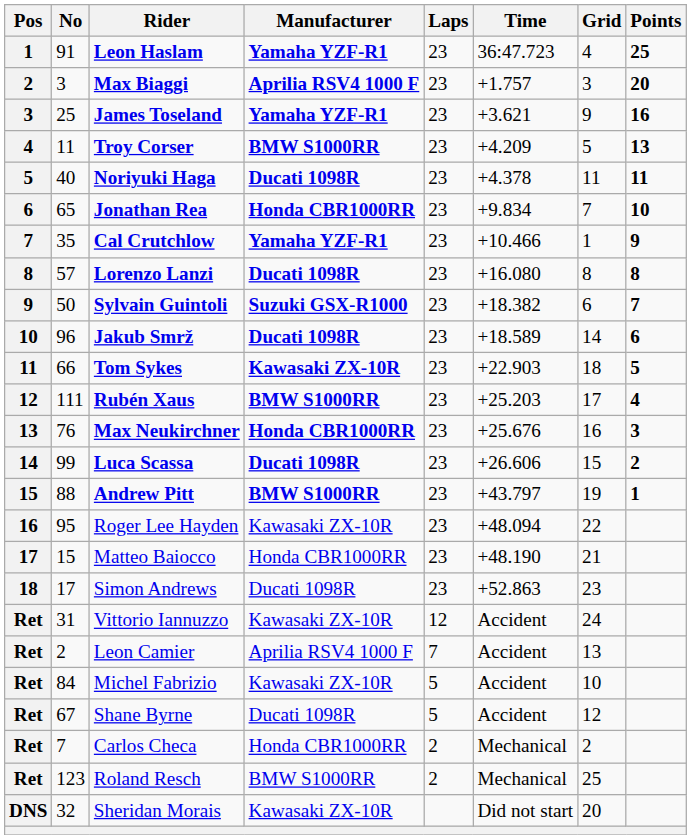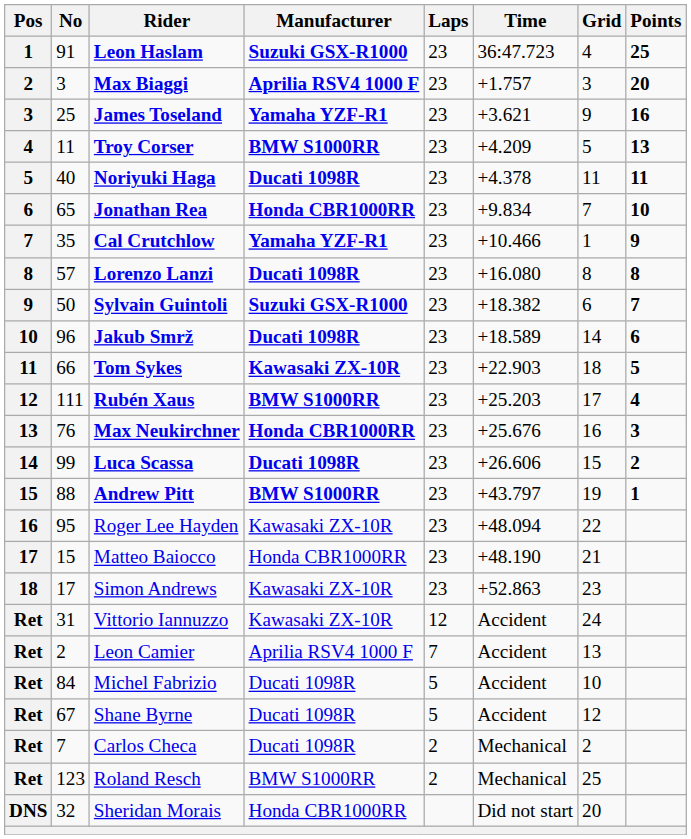(318, 52) Yamaha YZF-R1 -> (328, 52) Suzuki GSX-R1000
(302, 588) Ducati 1098R -> (321, 588) Kawasaki ZX-10R
(321, 683) Kawasaki ZX-10R -> (302, 683) Ducati 1098R
(328, 746) Honda CBR1000RR -> (302, 746) Ducati 1098R
(321, 809) Kawasaki ZX-10R -> (328, 809) Honda CBR1000RR
